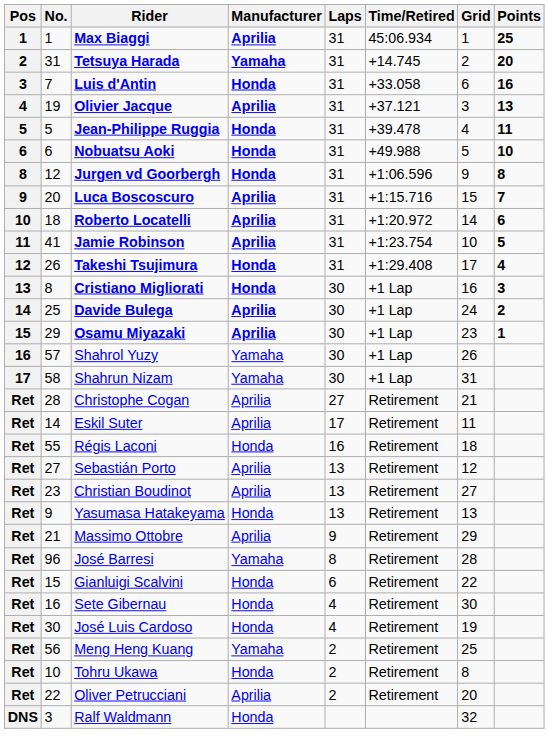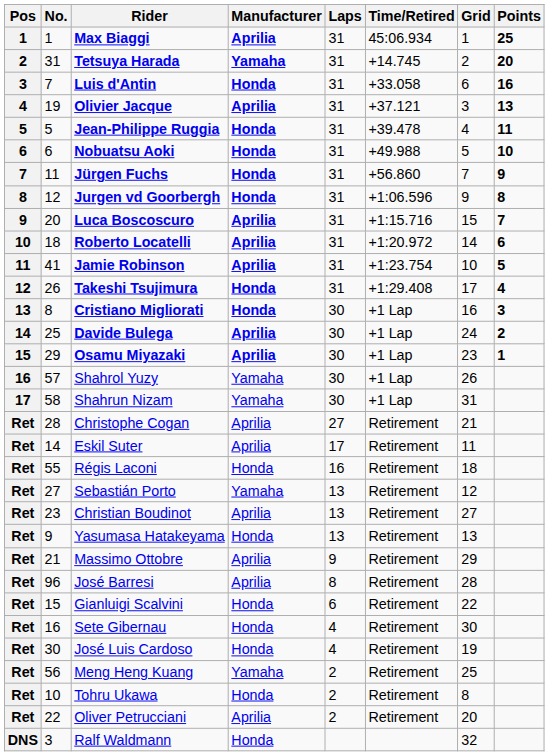+ row: (121, 174)
(251, 468) Aprilia -> (257, 491) Yamaha
(257, 559) Yamaha -> (251, 581) Aprilia
